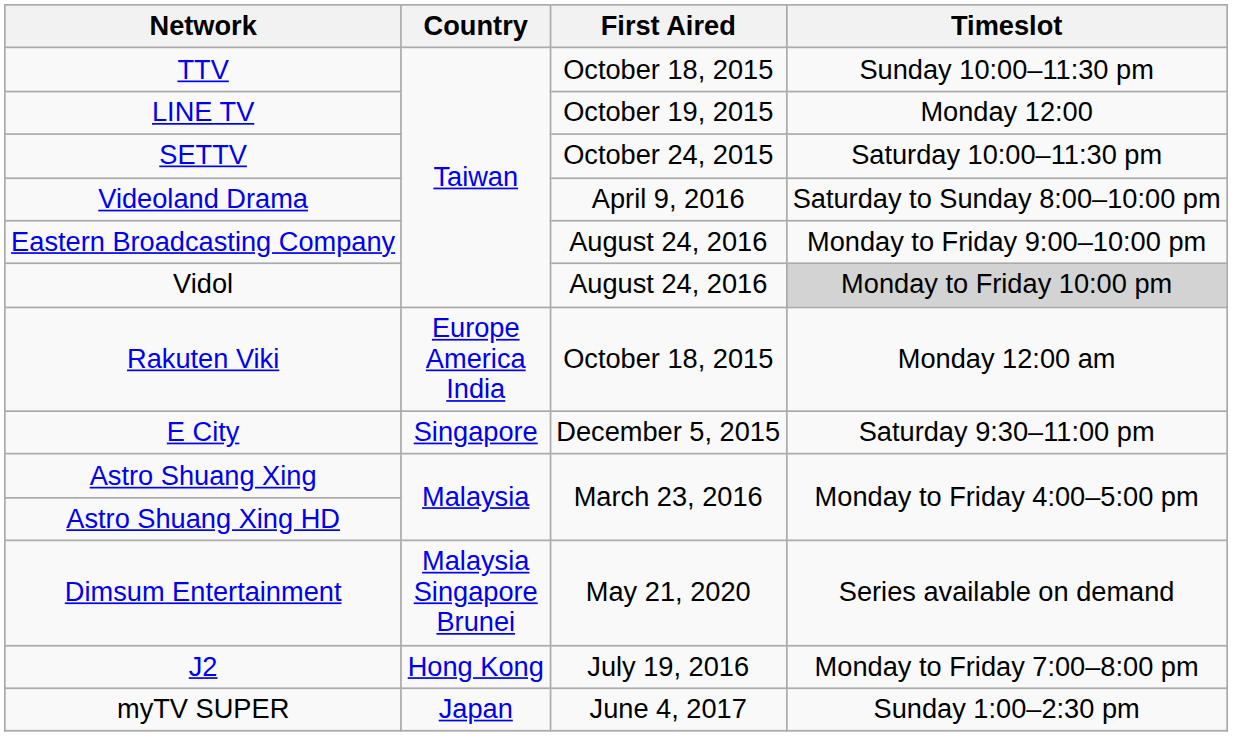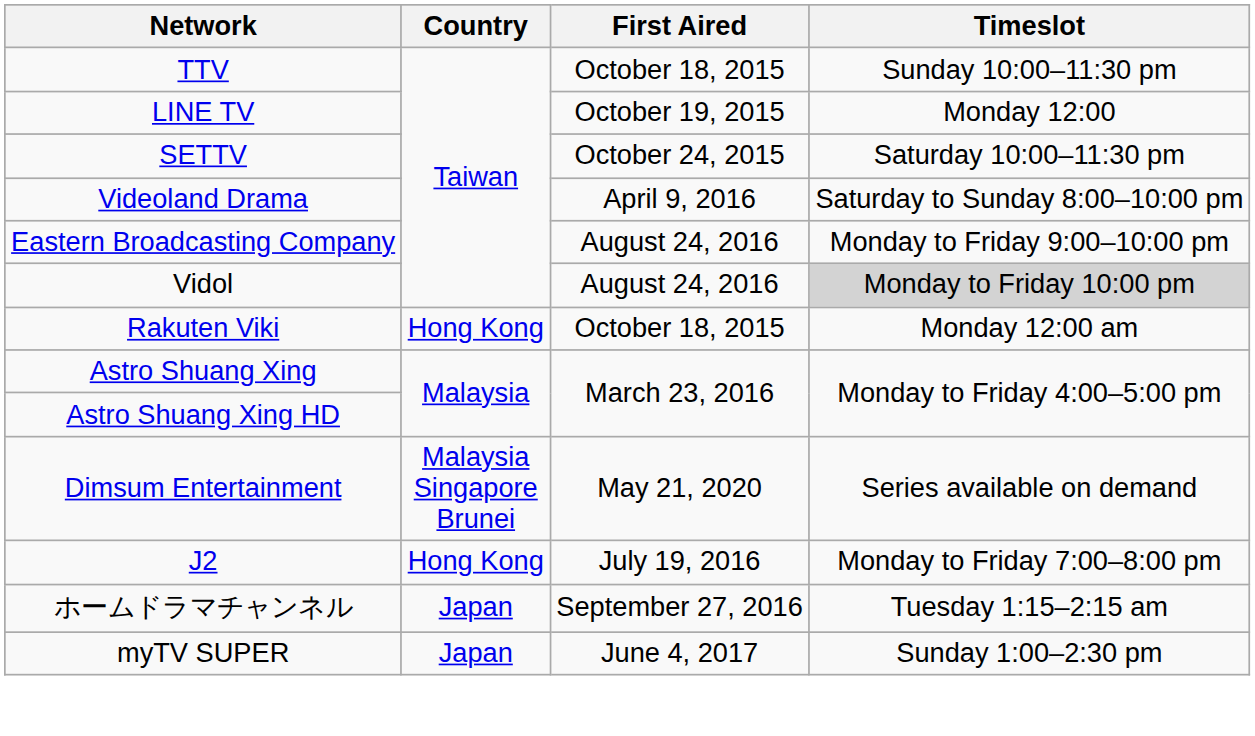(476, 358) Europe America India -> (476, 328) Hong Kong
- row: (203, 432)
+ row: (203, 606)
